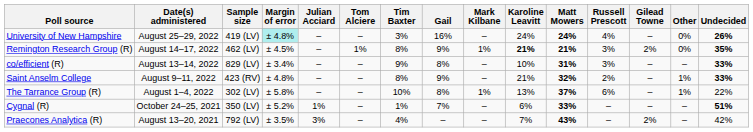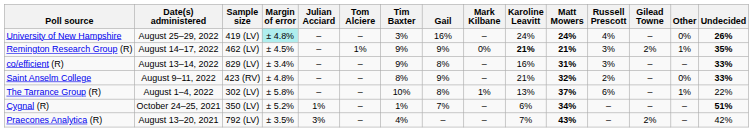(402, 50) 8% -> (402, 50) 9%
(484, 50) 1% -> (484, 50) 0%
(685, 50) 0% -> (685, 50) 1%
(526, 64) 10% -> (526, 64) 16%
(685, 78) 1% -> (685, 78) 0%
(567, 106) 33% -> (567, 106) 34%
